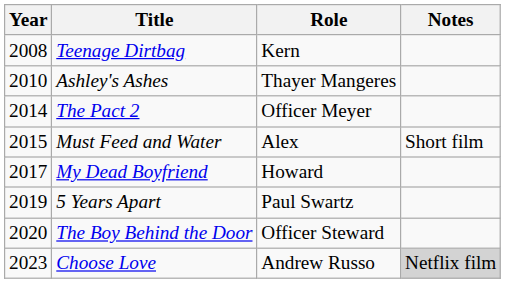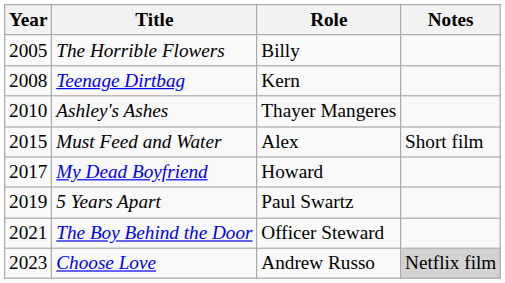+ row: (141, 50)
- row: (98, 111)
(28, 232) 2020 -> (28, 232) 2021
